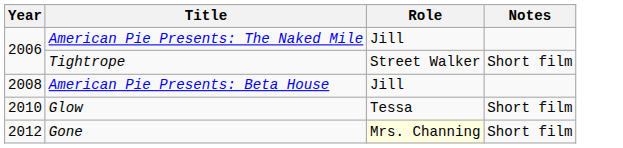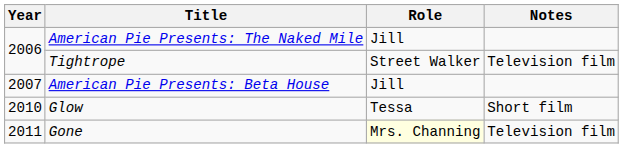(530, 62) Short film -> (551, 62) Television film
(25, 85) 2008 -> (25, 85) 2007
(25, 132) 2012 -> (25, 132) 2011
(530, 132) Short film -> (551, 132) Television film
